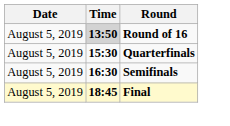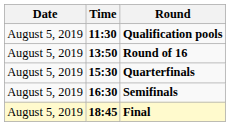+ row: (173, 33)
(103, 33) lightgrey background -> (103, 53) no background
